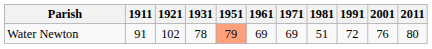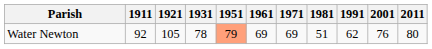(140, 33) 91 -> (140, 33) 92
(170, 33) 102 -> (170, 33) 105
(352, 33) 72 -> (352, 33) 62
